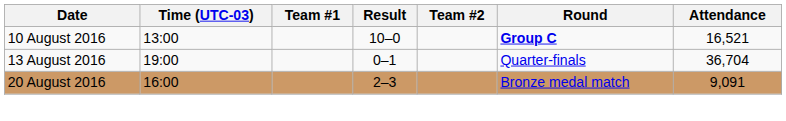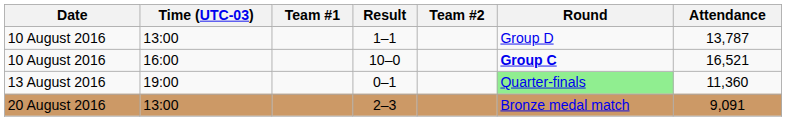+ row: (385, 37)
(161, 37) 13:00 -> (161, 60) 16:00
(543, 60) no background -> (543, 82) lightgreen background
(727, 60) 36,704 -> (727, 82) 11,360
(161, 82) 16:00 -> (161, 104) 13:00
